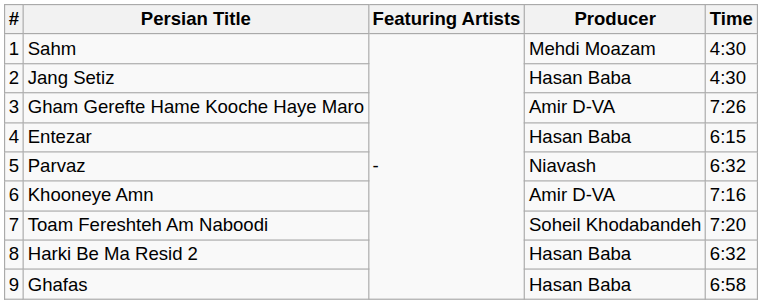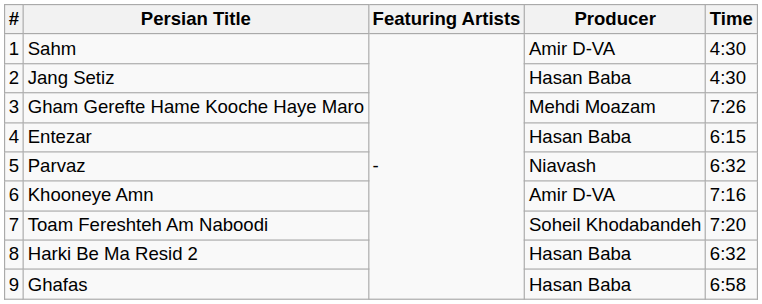(592, 48) Mehdi Moazam -> (572, 48) Amir D-VA
(572, 107) Amir D-VA -> (592, 107) Mehdi Moazam
